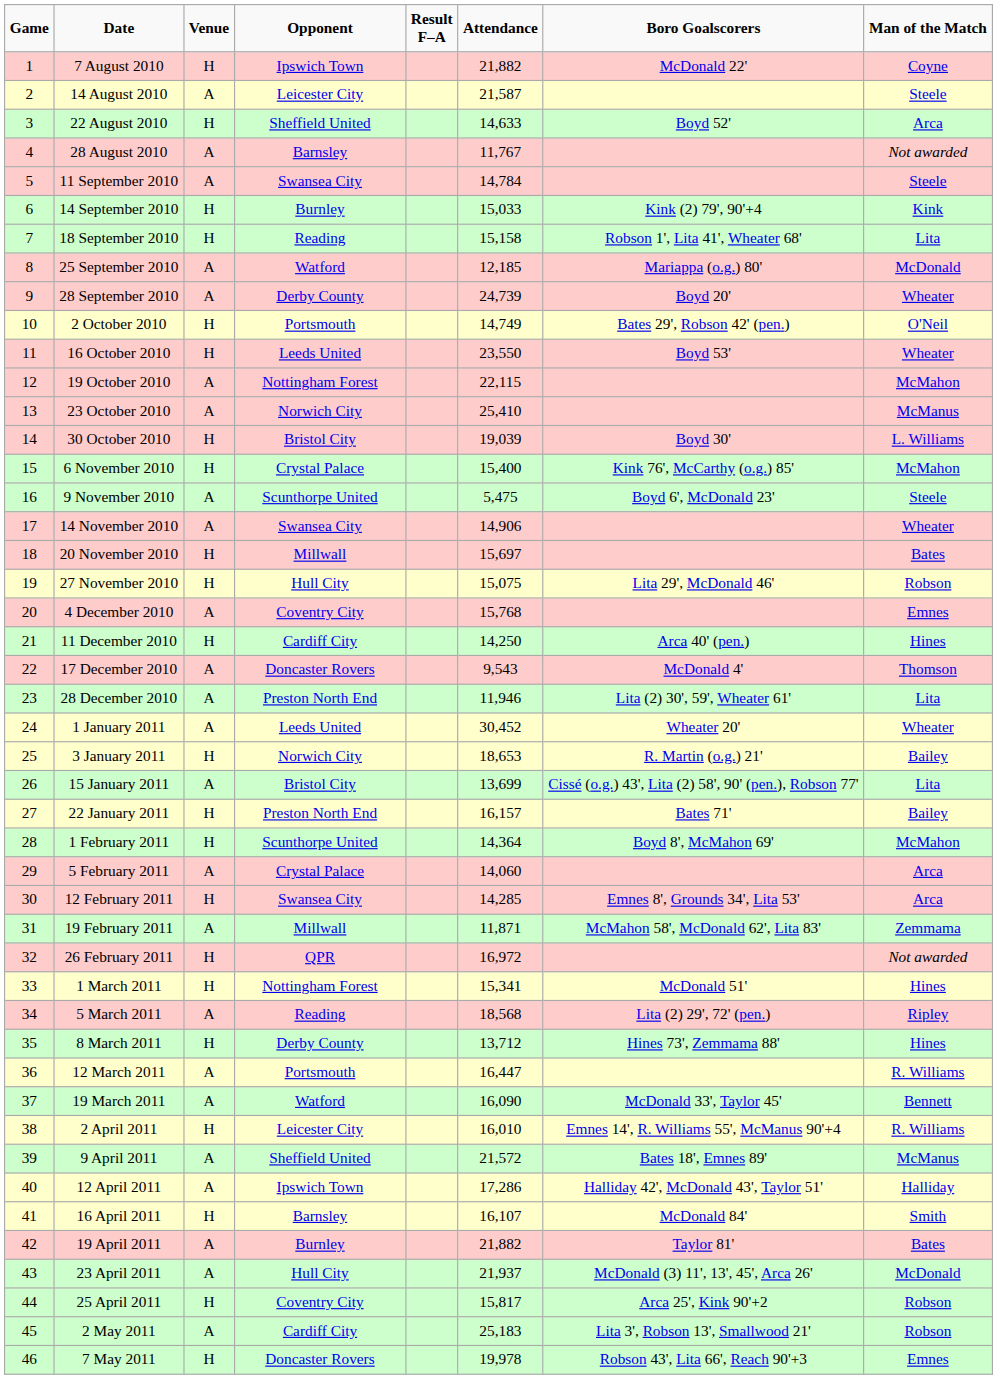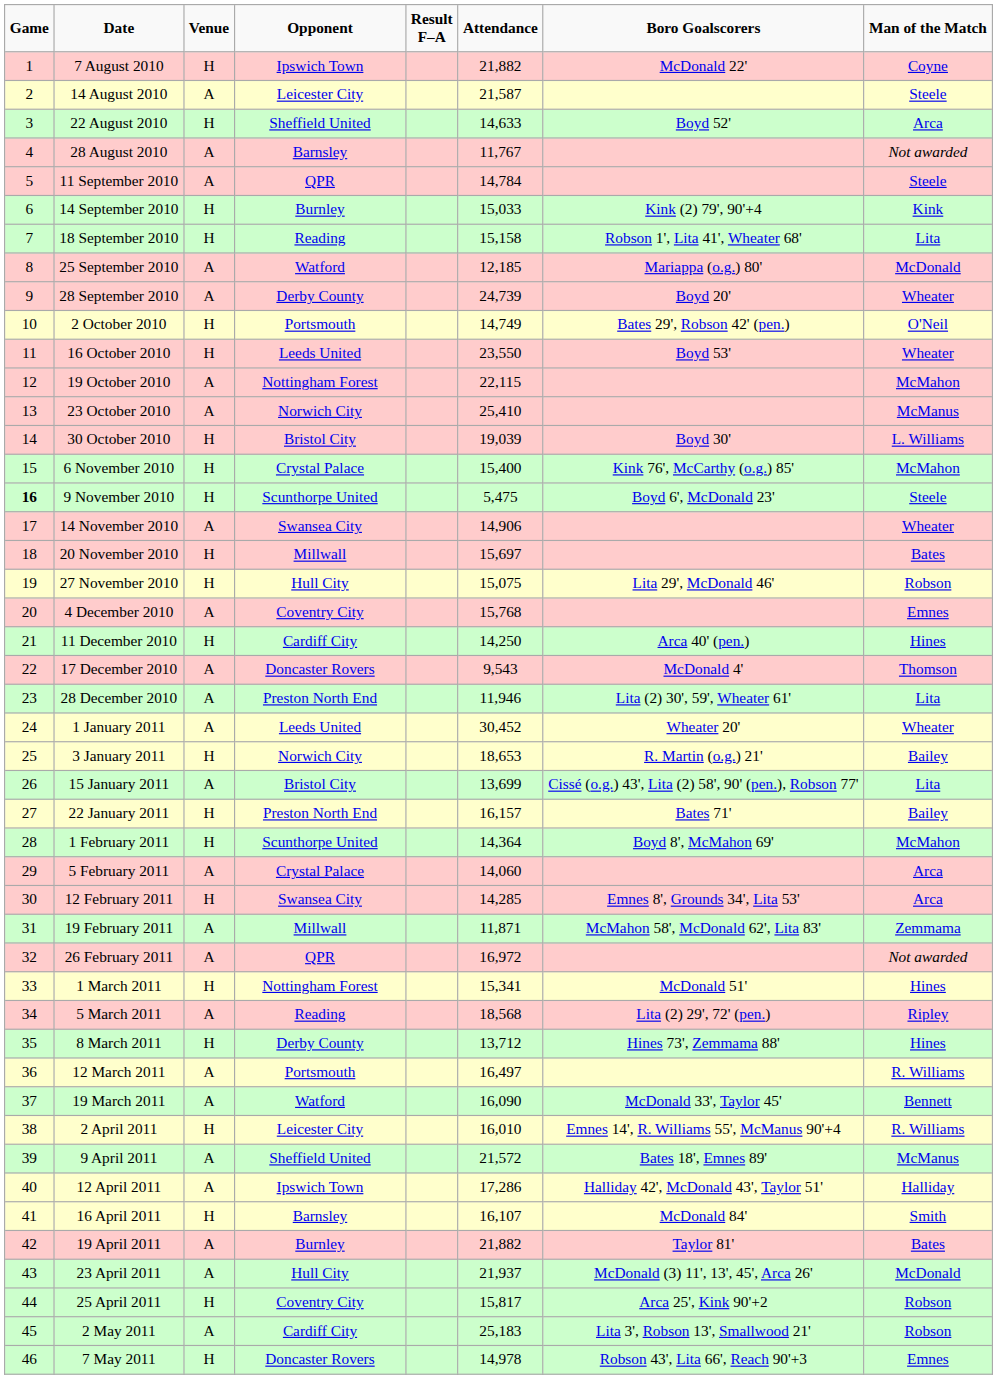(320, 181) Swansea City -> (320, 181) QPR
(29, 497) normal -> (29, 497) bold
(209, 497) A -> (209, 497) H
(209, 957) H -> (209, 957) A
(500, 1072) 16,447 -> (500, 1072) 16,497
(500, 1359) 19,978 -> (500, 1359) 14,978
